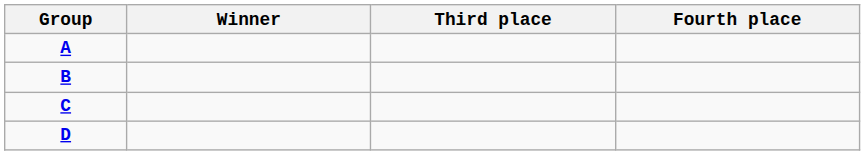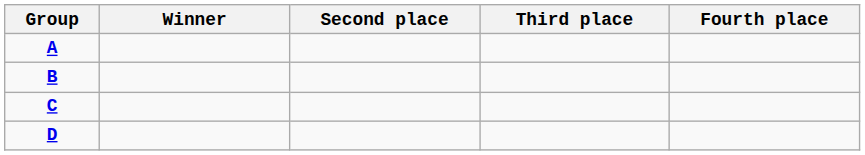+ column: (385, 19)
